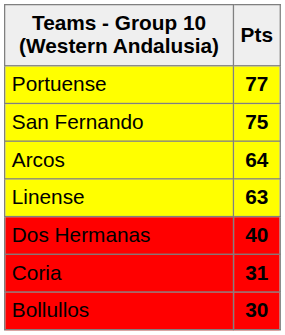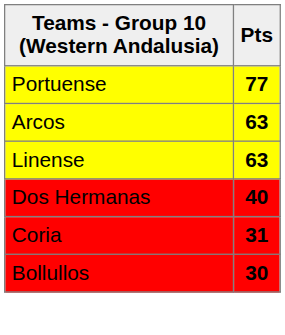- row: (78, 122)
(257, 159) 64 -> (257, 122) 63
